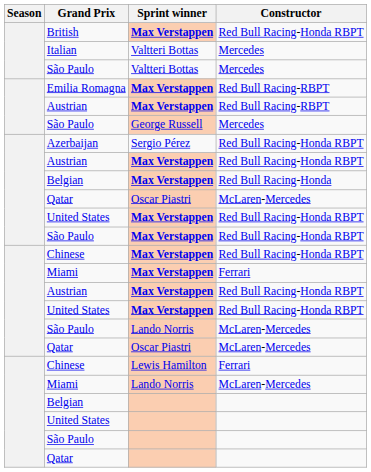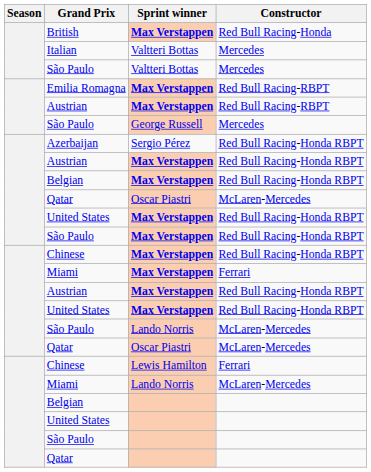(291, 32) Red Bull Racing-Honda RBPT -> (275, 32) Red Bull Racing-Honda
(275, 180) Red Bull Racing-Honda -> (291, 180) Red Bull Racing-Honda RBPT
